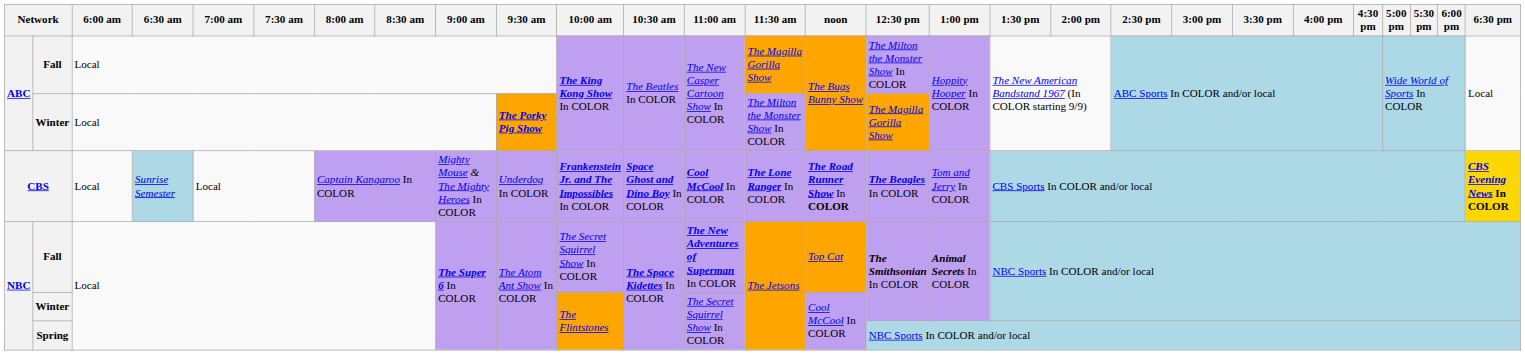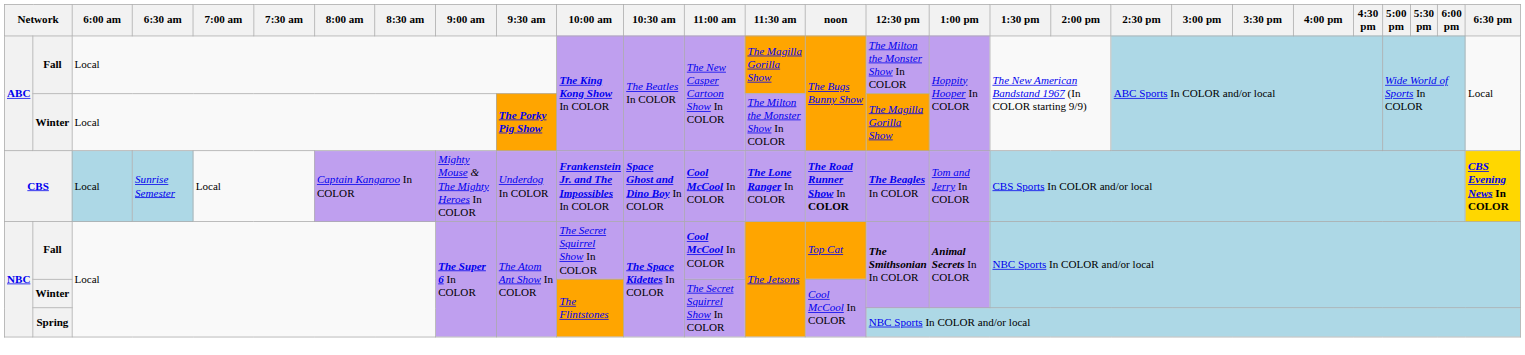(87, 186) no background -> (87, 186) lightblue background
(713, 257) The New Adventures of Superman In COLOR -> (711, 250) Cool McCool In COLOR
